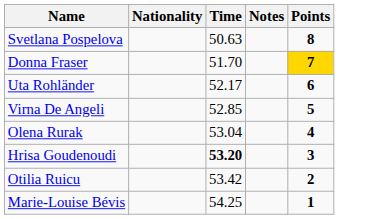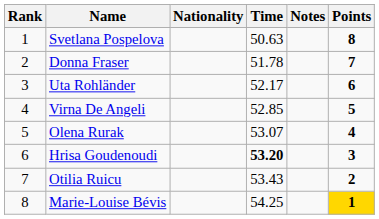+ column: (25, 16)
(226, 62) 51.70 -> (267, 62) 51.78
(311, 62) gold background -> (352, 62) no background
(226, 132) 53.04 -> (267, 132) 53.07
(226, 179) 53.42 -> (267, 179) 53.43
(311, 202) no background -> (352, 202) gold background
